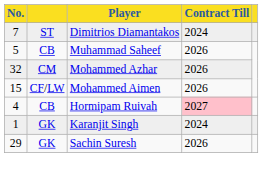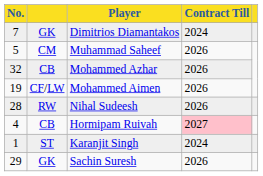(47, 32) ST -> (47, 32) GK
(47, 50) CB -> (47, 50) CM
(47, 69) CM -> (47, 69) CB
(16, 87) 15 -> (16, 87) 19
+ row: (104, 106)
(47, 124) GK -> (47, 143) ST
